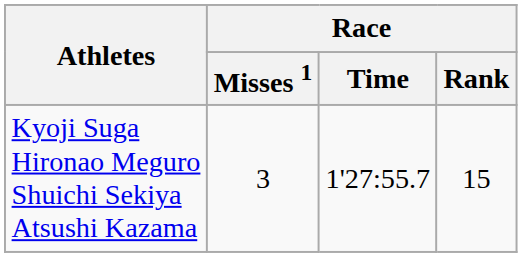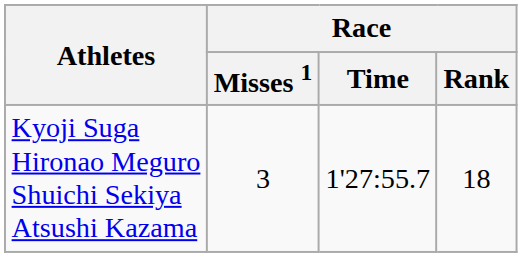(476, 178) 15 -> (476, 178) 18
